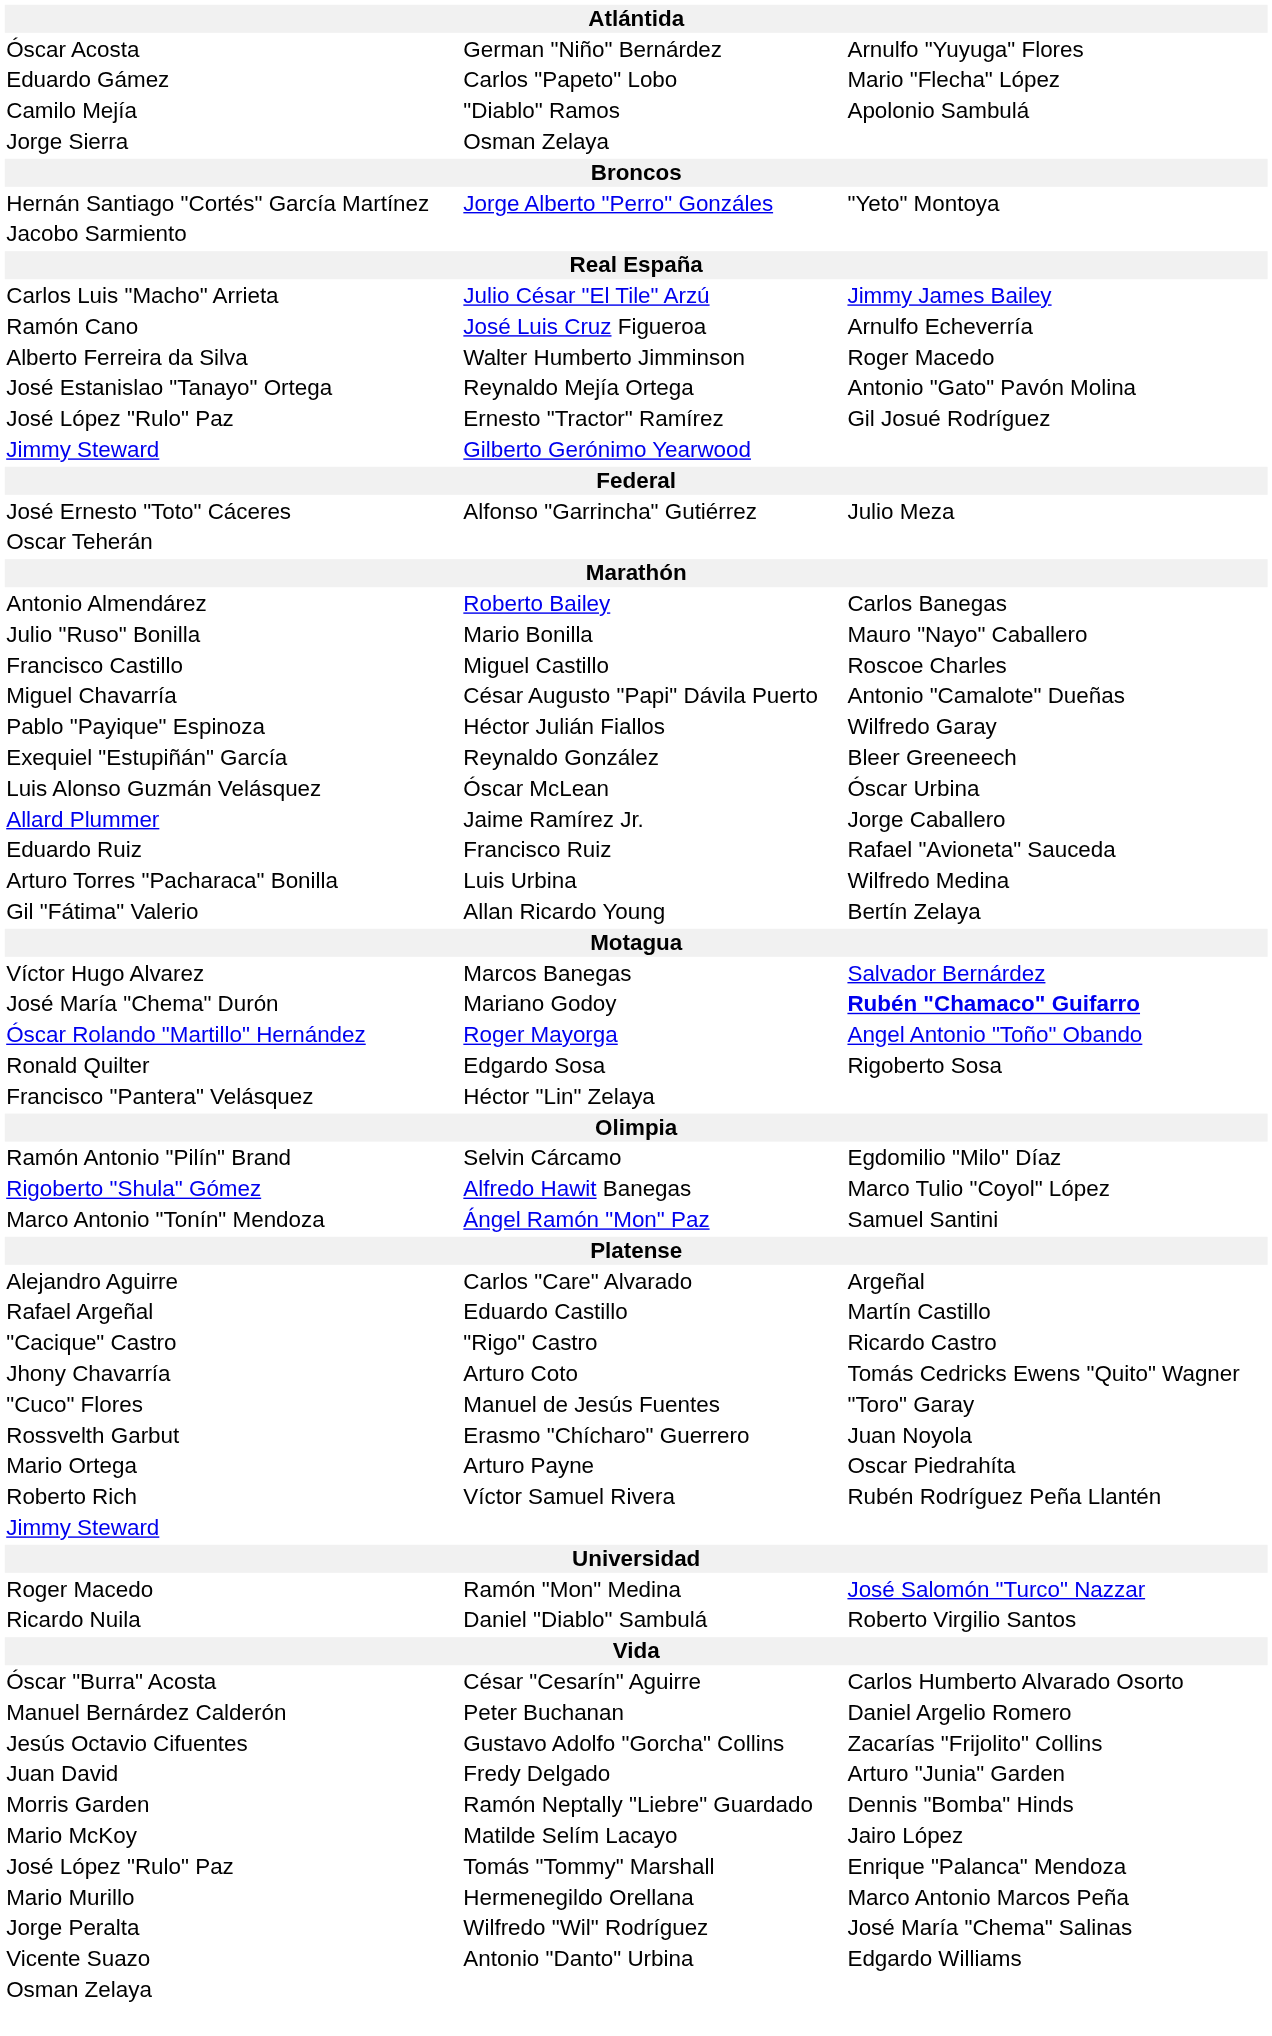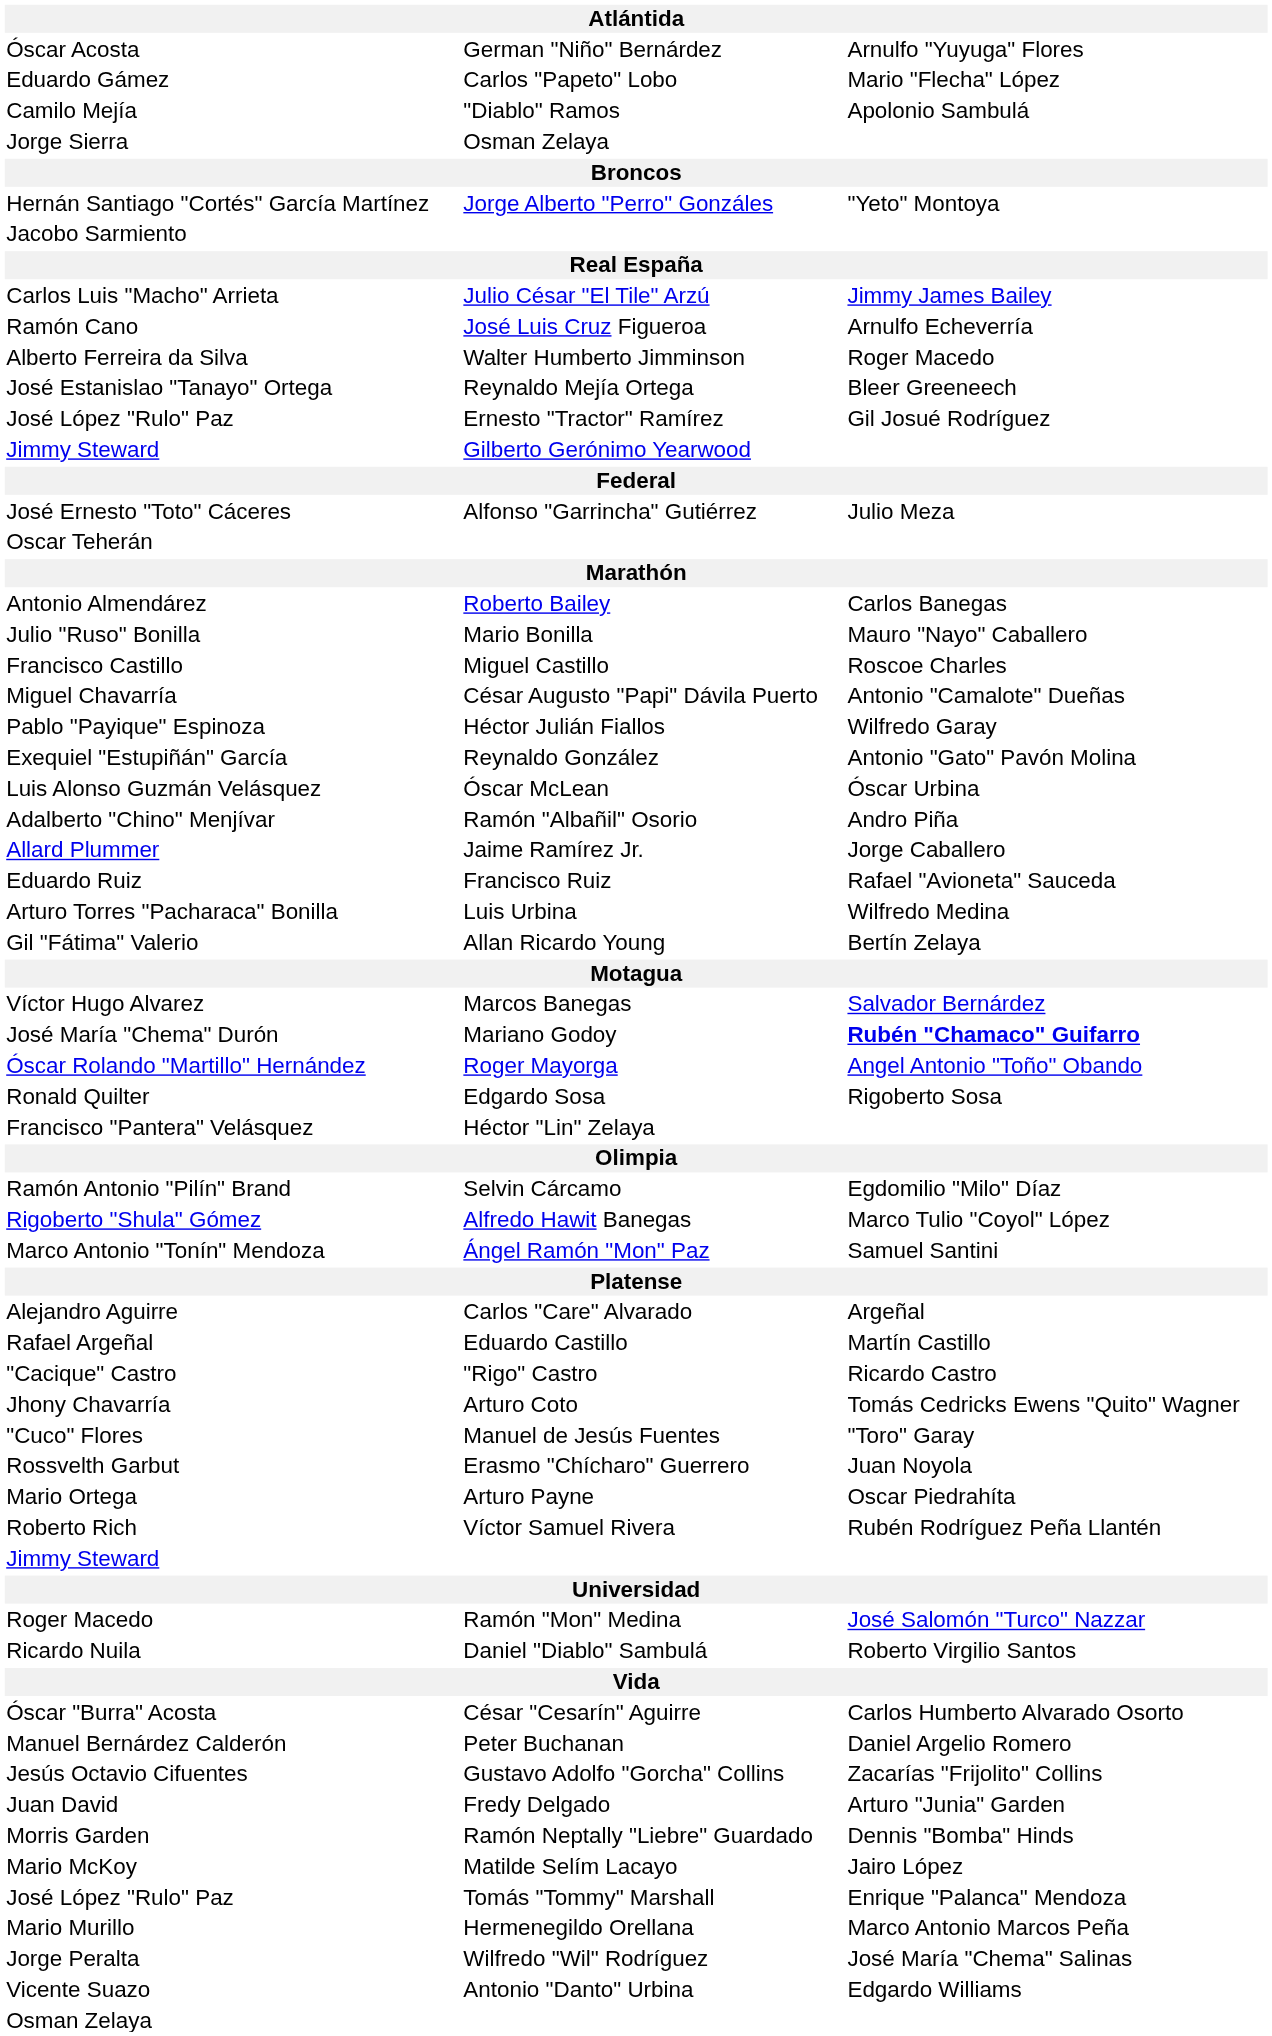(992, 388) Antonio "Gato" Pavón Molina -> (932, 388) Bleer Greeneech
(932, 757) Bleer Greeneech -> (992, 757) Antonio "Gato" Pavón Molina
+ row: (141, 819)
